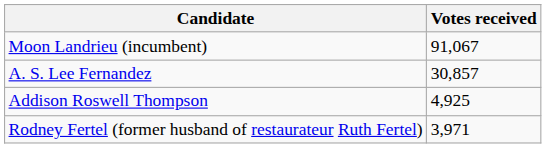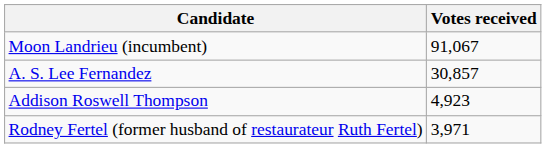(450, 101) 4,925 -> (450, 101) 4,923
